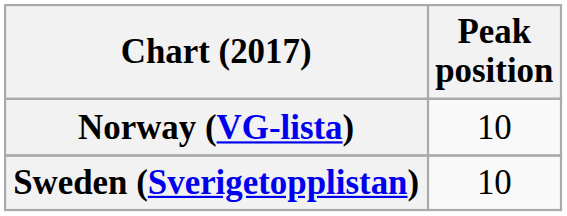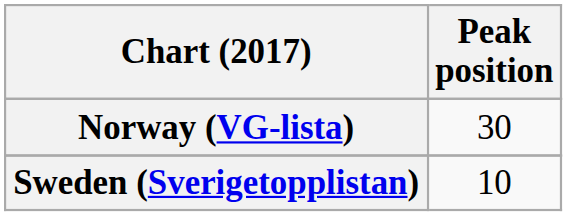(494, 126) 10 -> (494, 126) 30
